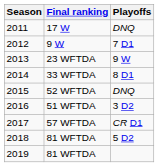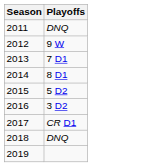- column: (77, 12)
(123, 43) 7 D1 -> (55, 43) 9 W
(122, 59) 9 W -> (57, 59) 7 D1
(124, 91) DNQ -> (57, 91) 5 D2
(123, 138) 5 D2 -> (57, 138) DNQ
